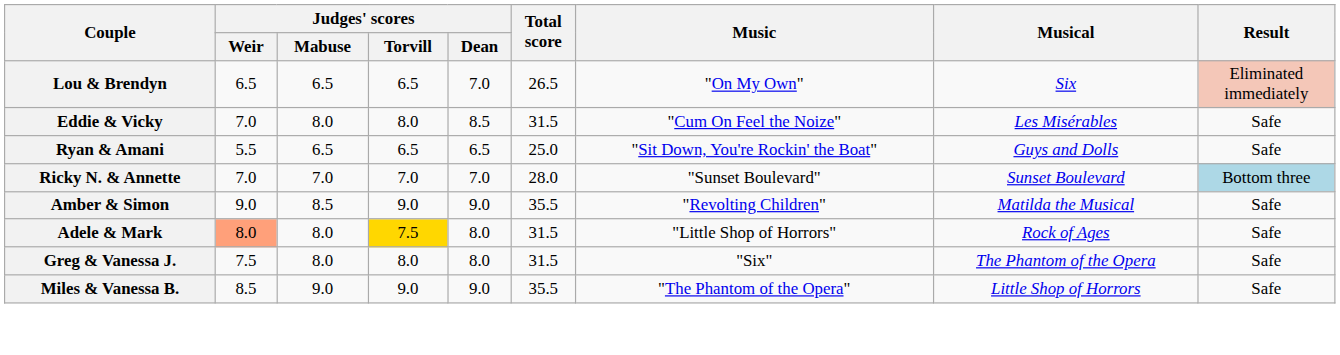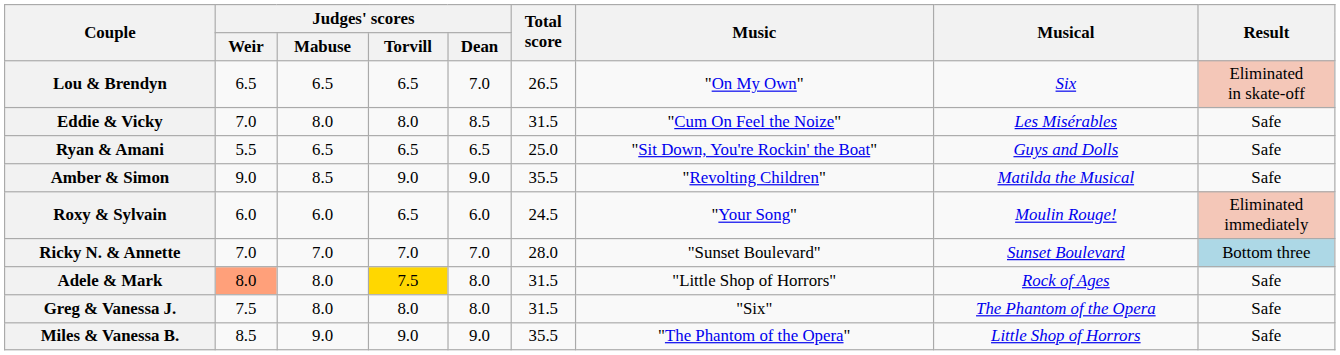(1266, 84) Eliminated immediately -> (1266, 84) Eliminated in skate-off
rows swapped: (110, 177) <-> (110, 205)
+ row: (110, 215)
